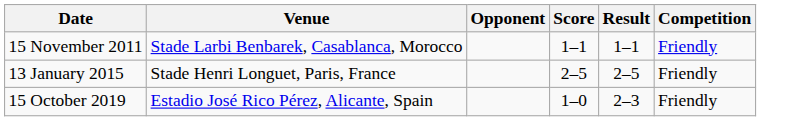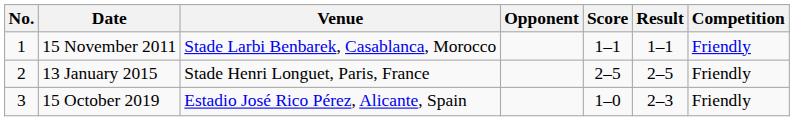+ column: (21, 18)
